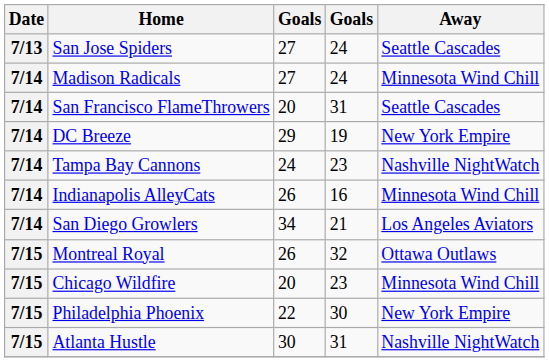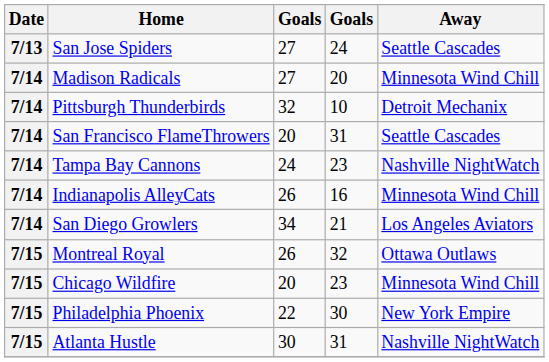(339, 77) 24 -> (339, 77) 20
+ row: (139, 107)
- row: (92, 136)
